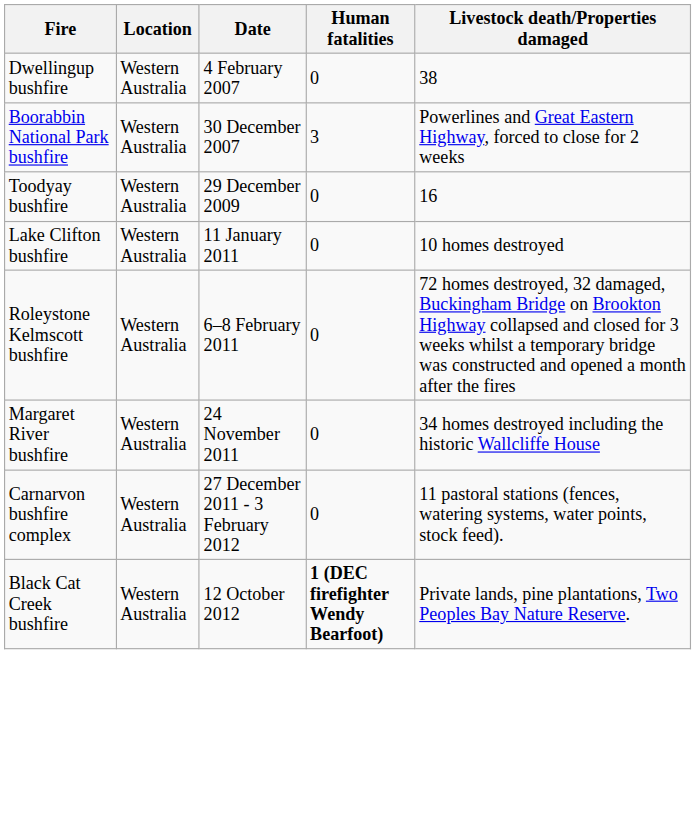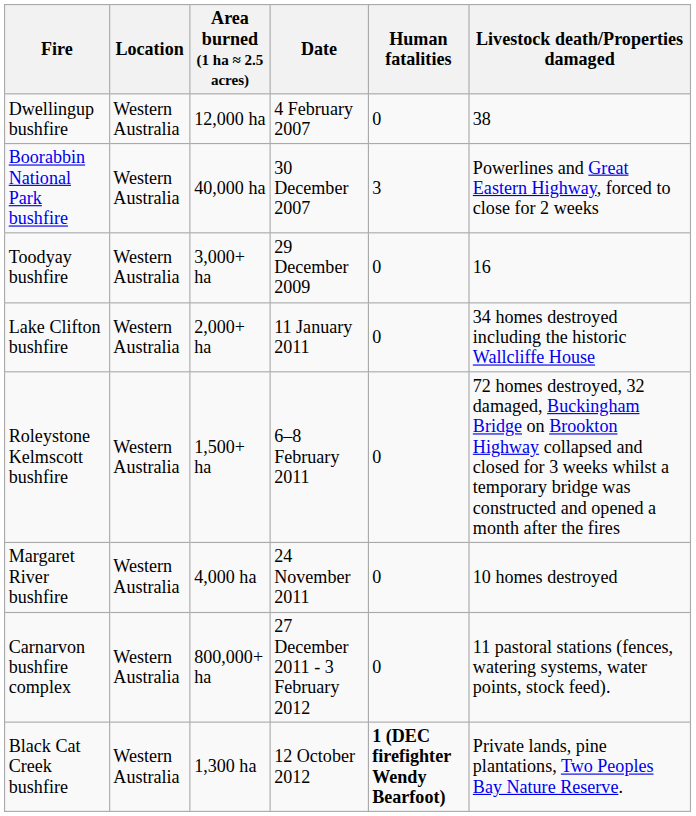+ column: (230, 49)
(492, 245) 10 homes destroyed -> (550, 336) 34 homes destroyed including the historic Wallcliffe House
(541, 434) 34 homes destroyed including the historic Wallcliffe House -> (545, 577) 10 homes destroyed
